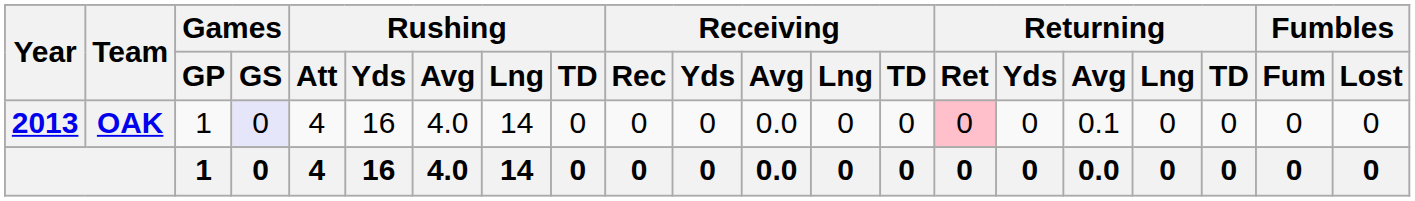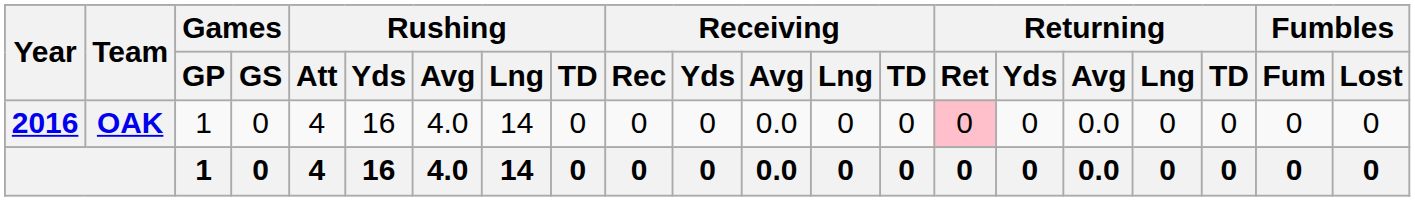(45, 123) 2013 -> (45, 123) 2016
(261, 123) lavender background -> (261, 123) no background
(1099, 123) 0.1 -> (1099, 123) 0.0
